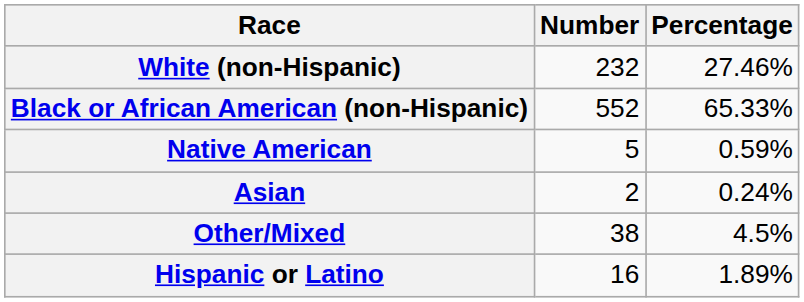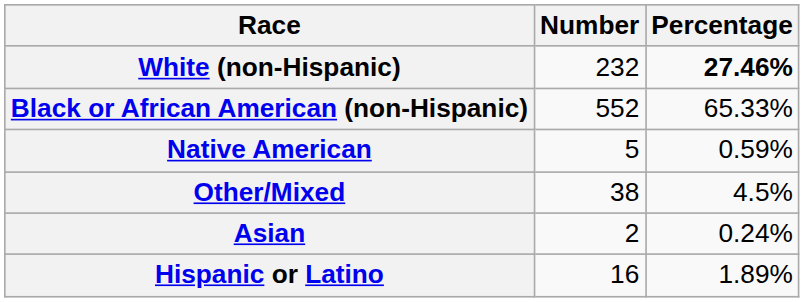(748, 66) normal -> (748, 66) bold
rows swapped: (269, 191) <-> (269, 233)
